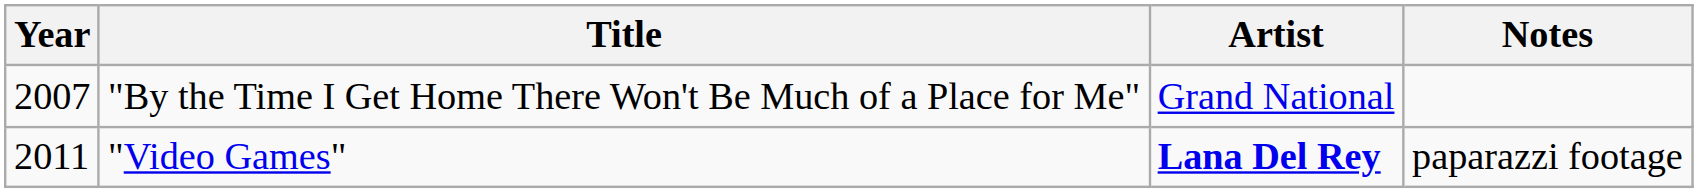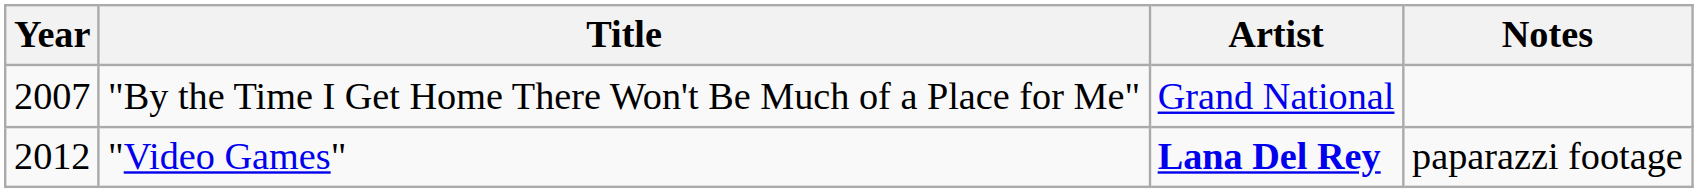(52, 156) 2011 -> (52, 156) 2012
